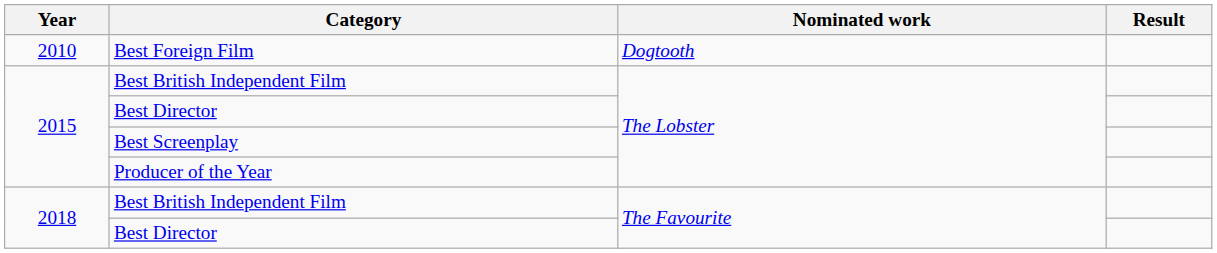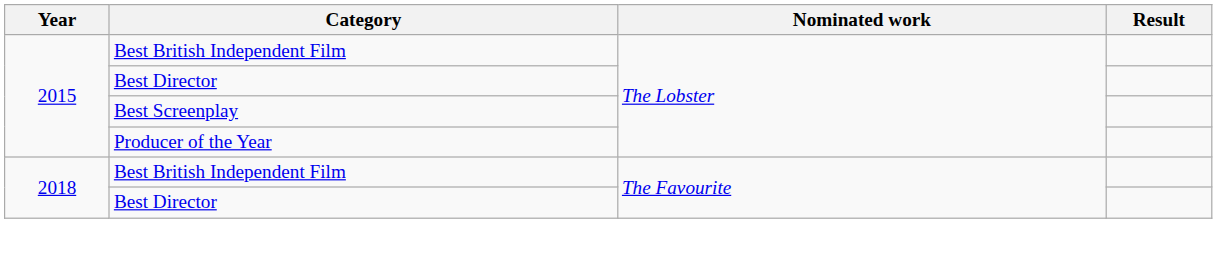- row: (57, 50)
